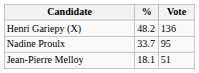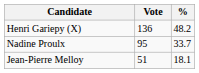columns swapped: (177, 12) <-> (147, 12)
